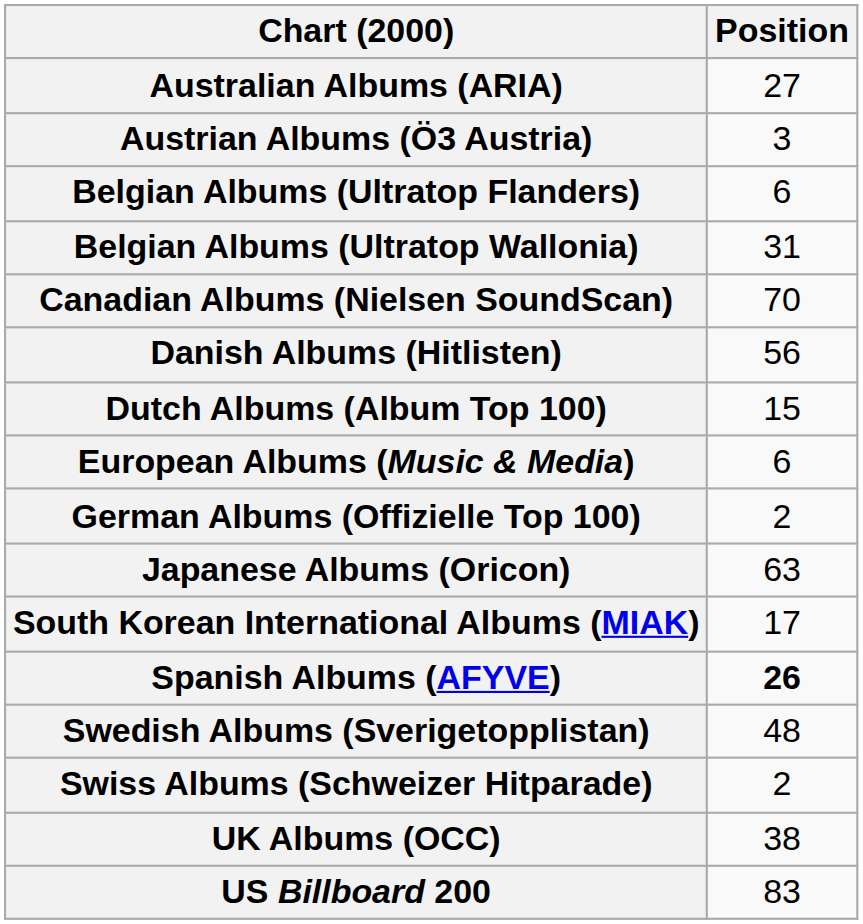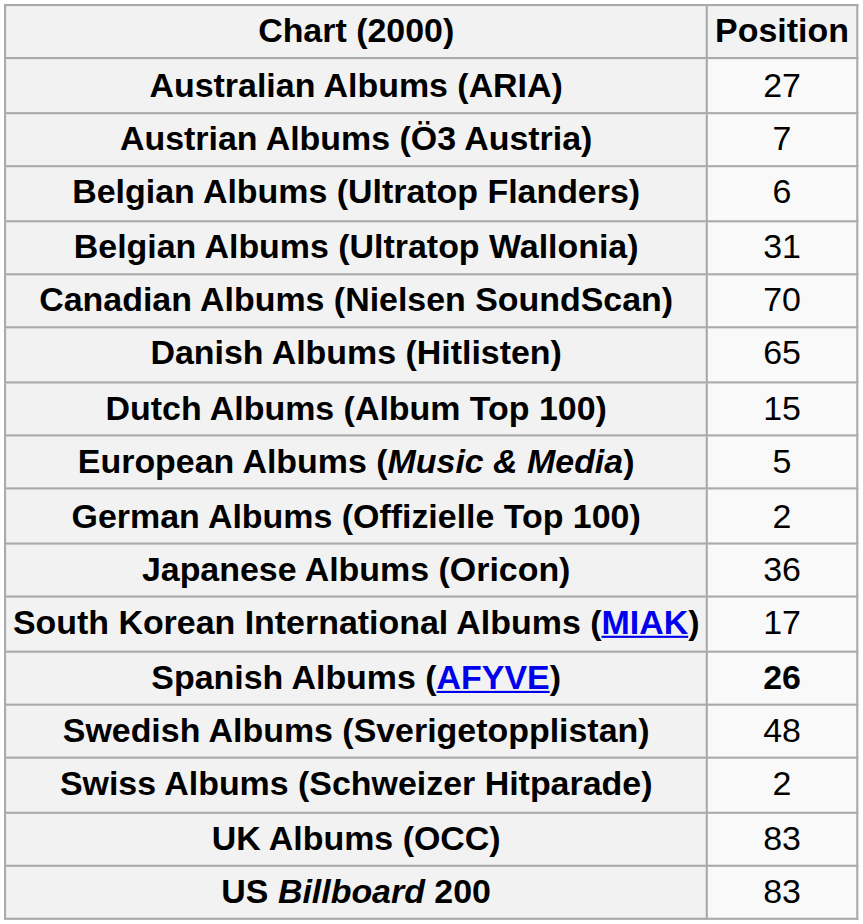(782, 138) 3 -> (782, 138) 7
(782, 354) 56 -> (782, 354) 65
(782, 461) 6 -> (782, 461) 5
(782, 569) 63 -> (782, 569) 36
(782, 838) 38 -> (782, 838) 83
